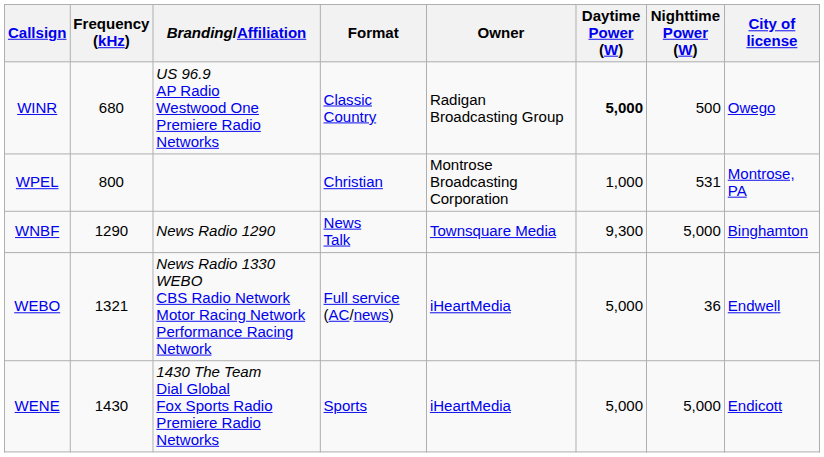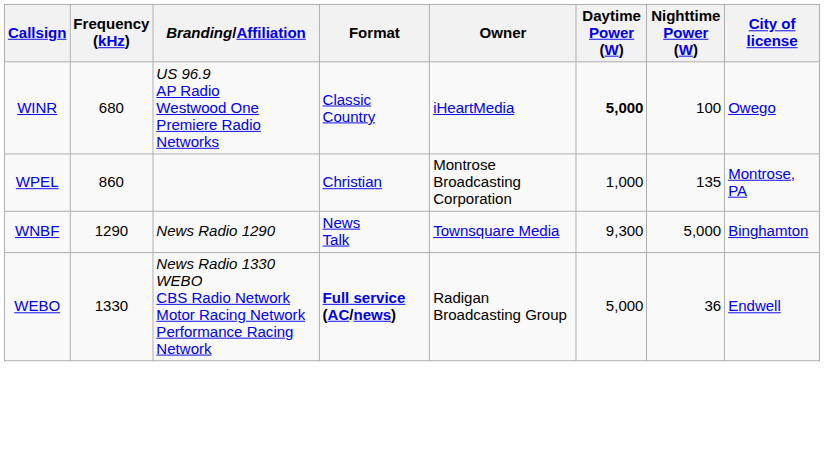(497, 107) Radigan Broadcasting Group -> (474, 107) iHeartMedia
(708, 107) 500 -> (709, 107) 100
(111, 182) 800 -> (111, 182) 860
(708, 182) 531 -> (709, 182) 135
(111, 306) 1321 -> (111, 306) 1330
(362, 306) normal -> (364, 306) bold
(470, 306) iHeartMedia -> (500, 306) Radigan Broadcasting Group
- row: (37, 406)
